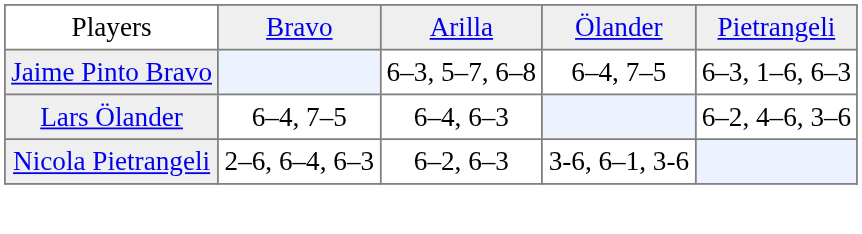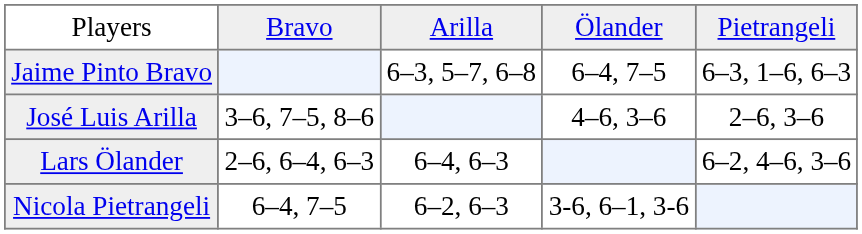+ row: (112, 116)
(299, 116) 6–4, 7–5 -> (299, 161) 2–6, 6–4, 6–3
(299, 161) 2–6, 6–4, 6–3 -> (299, 205) 6–4, 7–5
